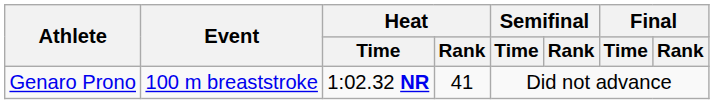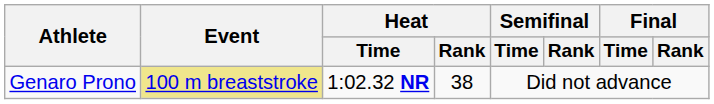(232, 83) no background -> (232, 83) khaki background
(462, 83) 41 -> (462, 83) 38
